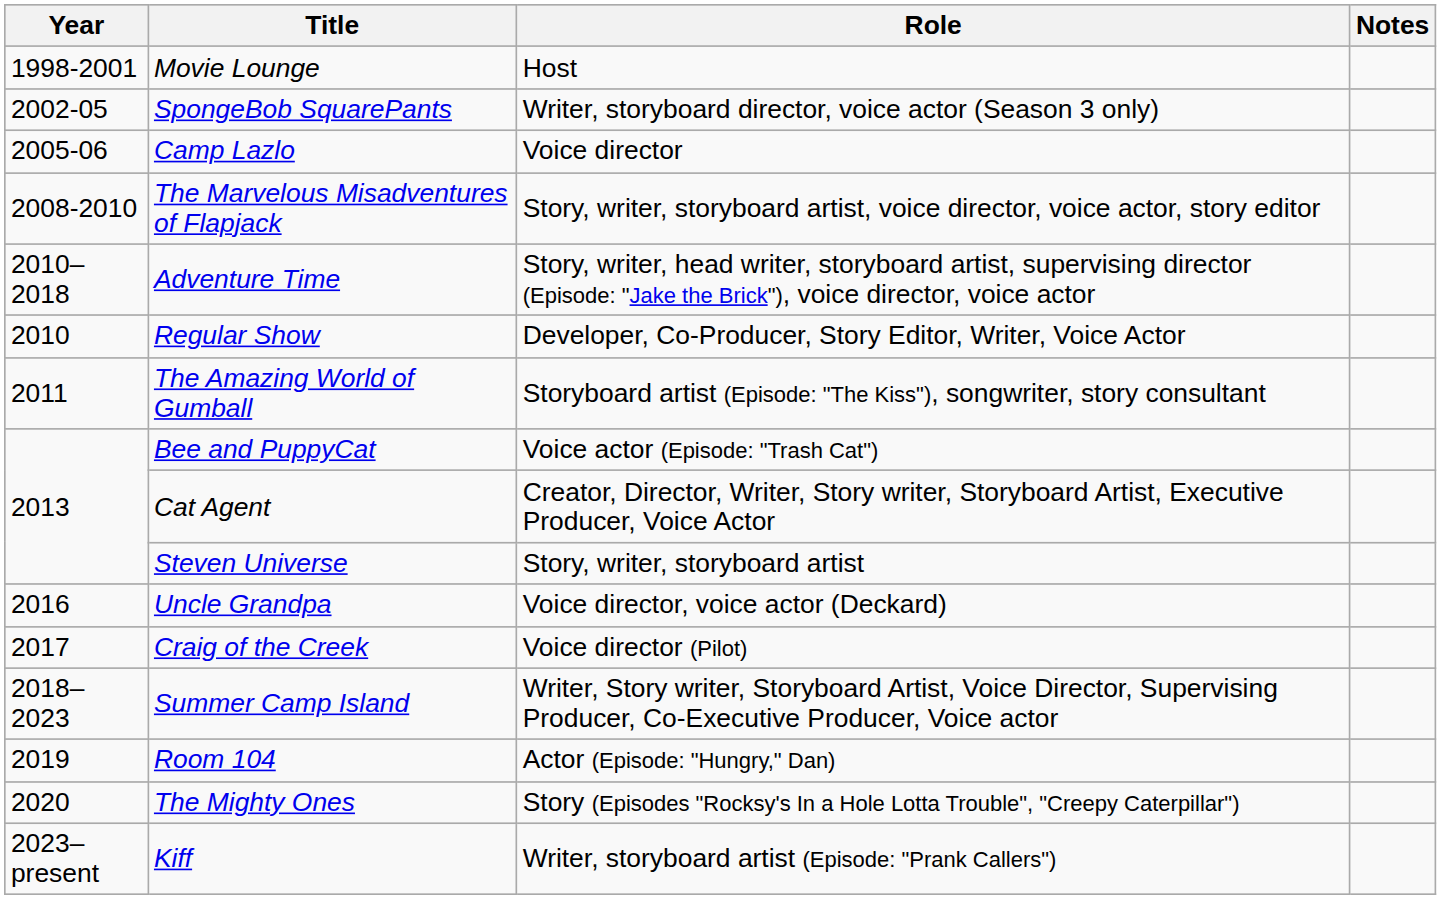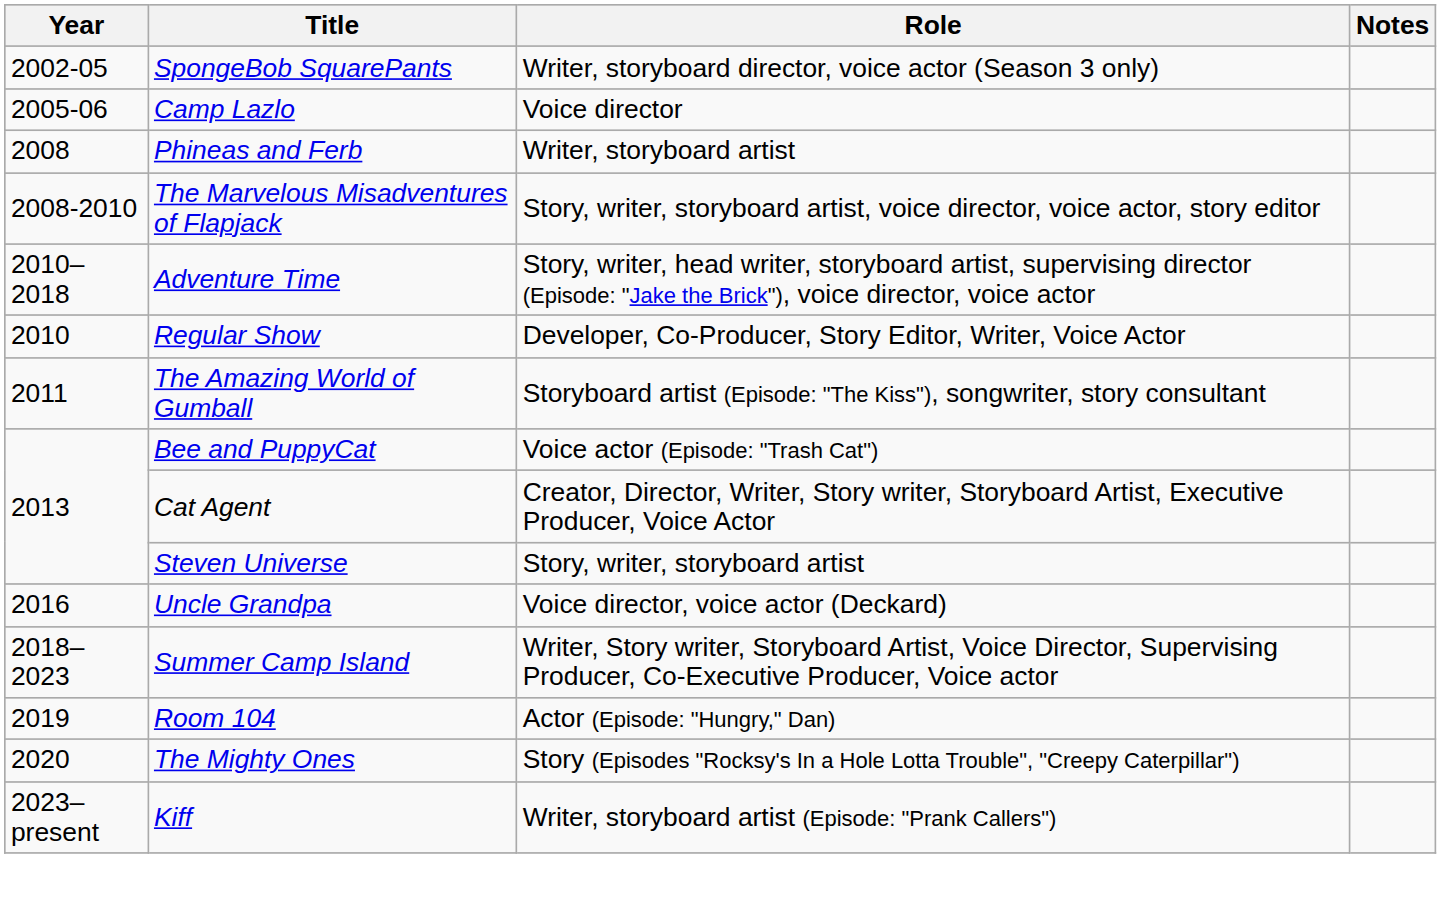- row: (237, 67)
+ row: (258, 151)
- row: (261, 646)
